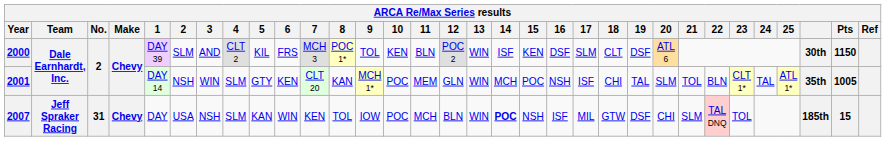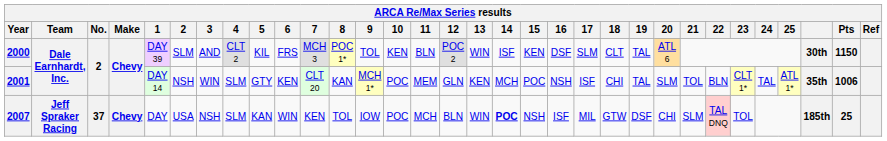(640, 52) DSF -> (641, 52) TAL
(479, 81) WIN -> (480, 81) KEN
(845, 81) 1005 -> (846, 81) 1006
(99, 116) 31 -> (99, 116) 37
(845, 116) 15 -> (846, 116) 25
